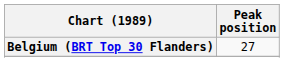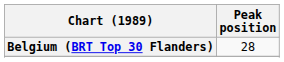(248, 47) 27 -> (248, 47) 28
